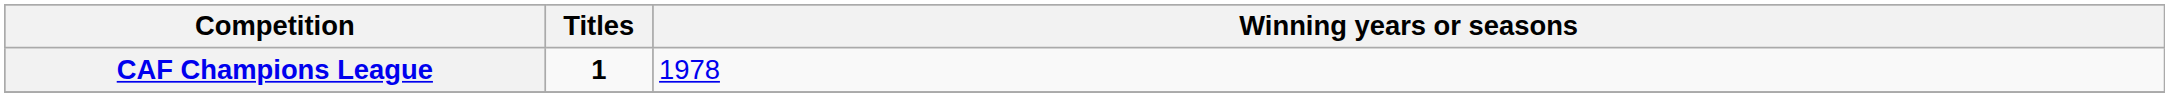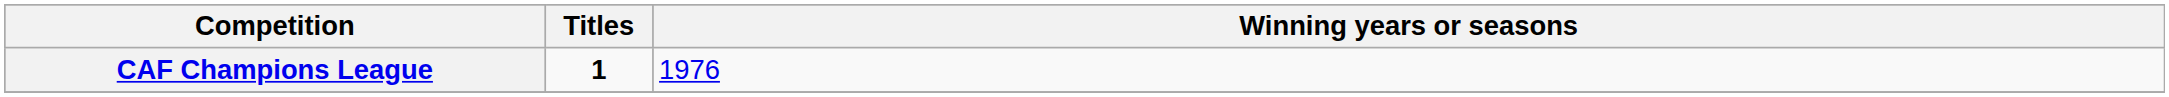(689, 69) 1978 -> (689, 69) 1976
